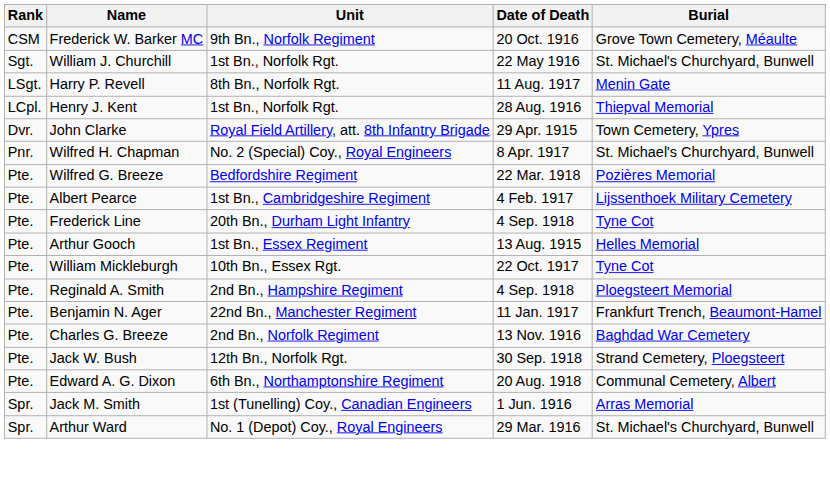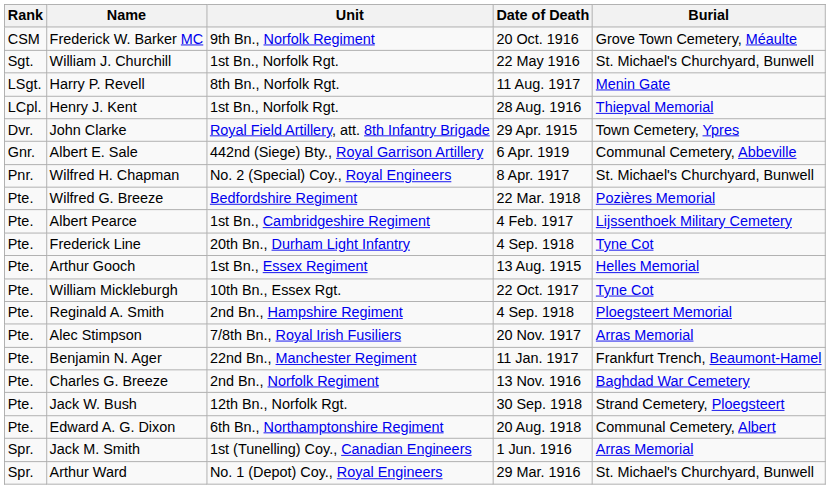+ row: (94, 152)
+ row: (96, 335)
